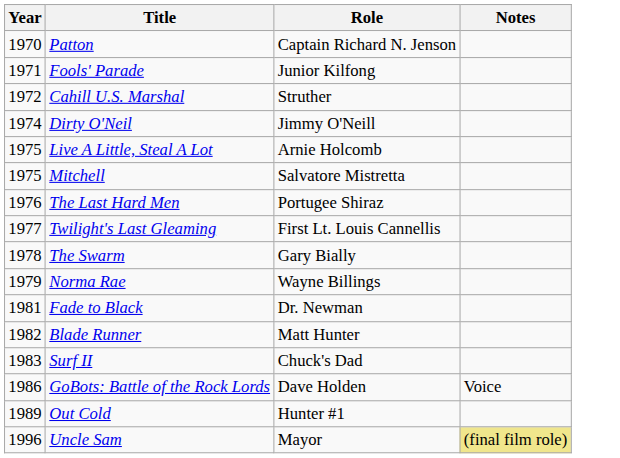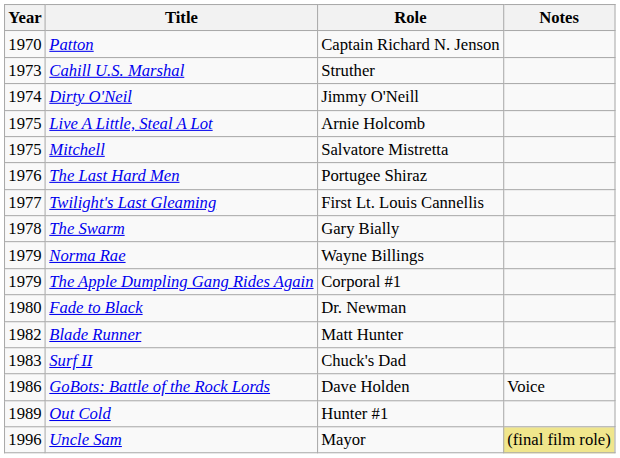- row: (97, 70)
(25, 96) 1972 -> (25, 70) 1973
+ row: (181, 281)
(25, 307) 1981 -> (25, 307) 1980
